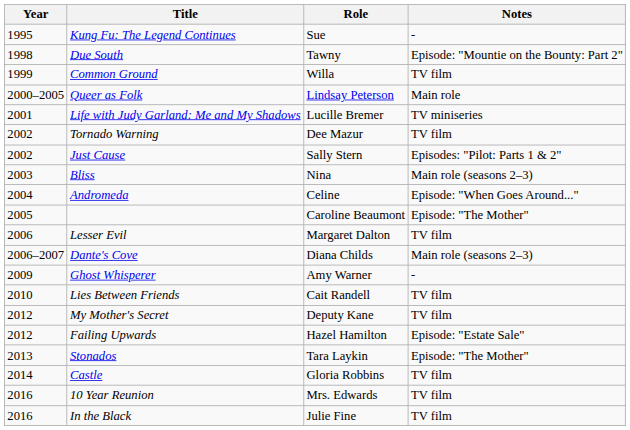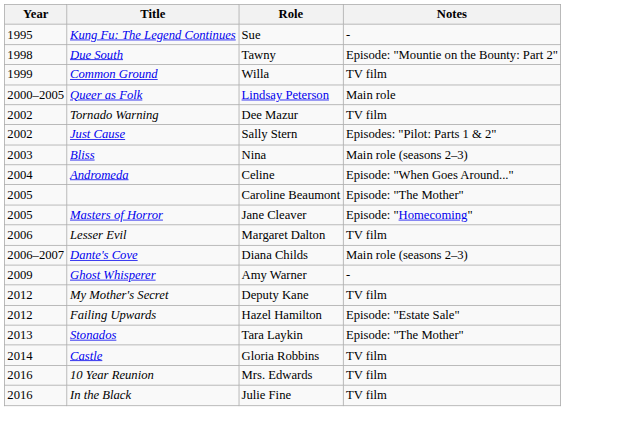- row: (185, 114)
+ row: (116, 214)
- row: (125, 295)
